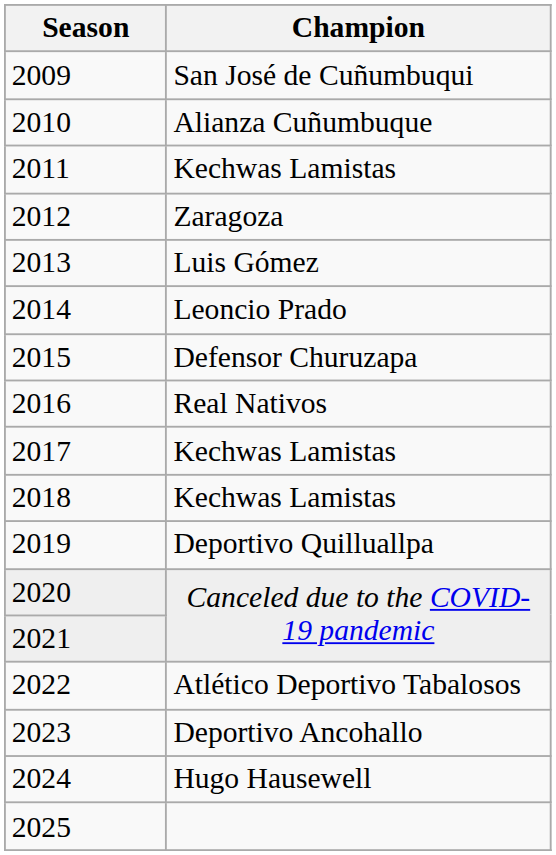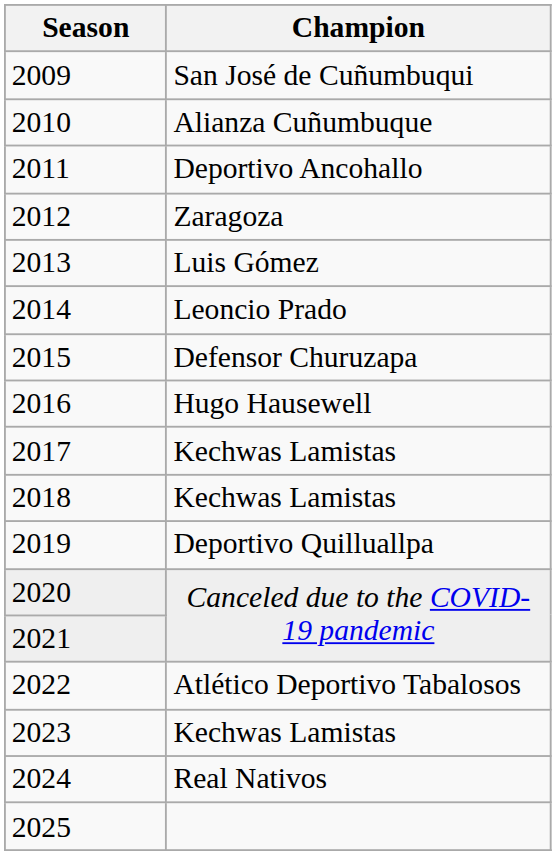(285, 168) Kechwas Lamistas -> (298, 168) Deportivo Ancohallo
(250, 403) Real Nativos -> (272, 403) Hugo Hausewell
(298, 732) Deportivo Ancohallo -> (285, 732) Kechwas Lamistas
(272, 779) Hugo Hausewell -> (250, 779) Real Nativos
